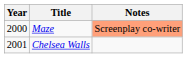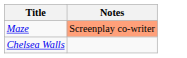- column: (17, 12)
